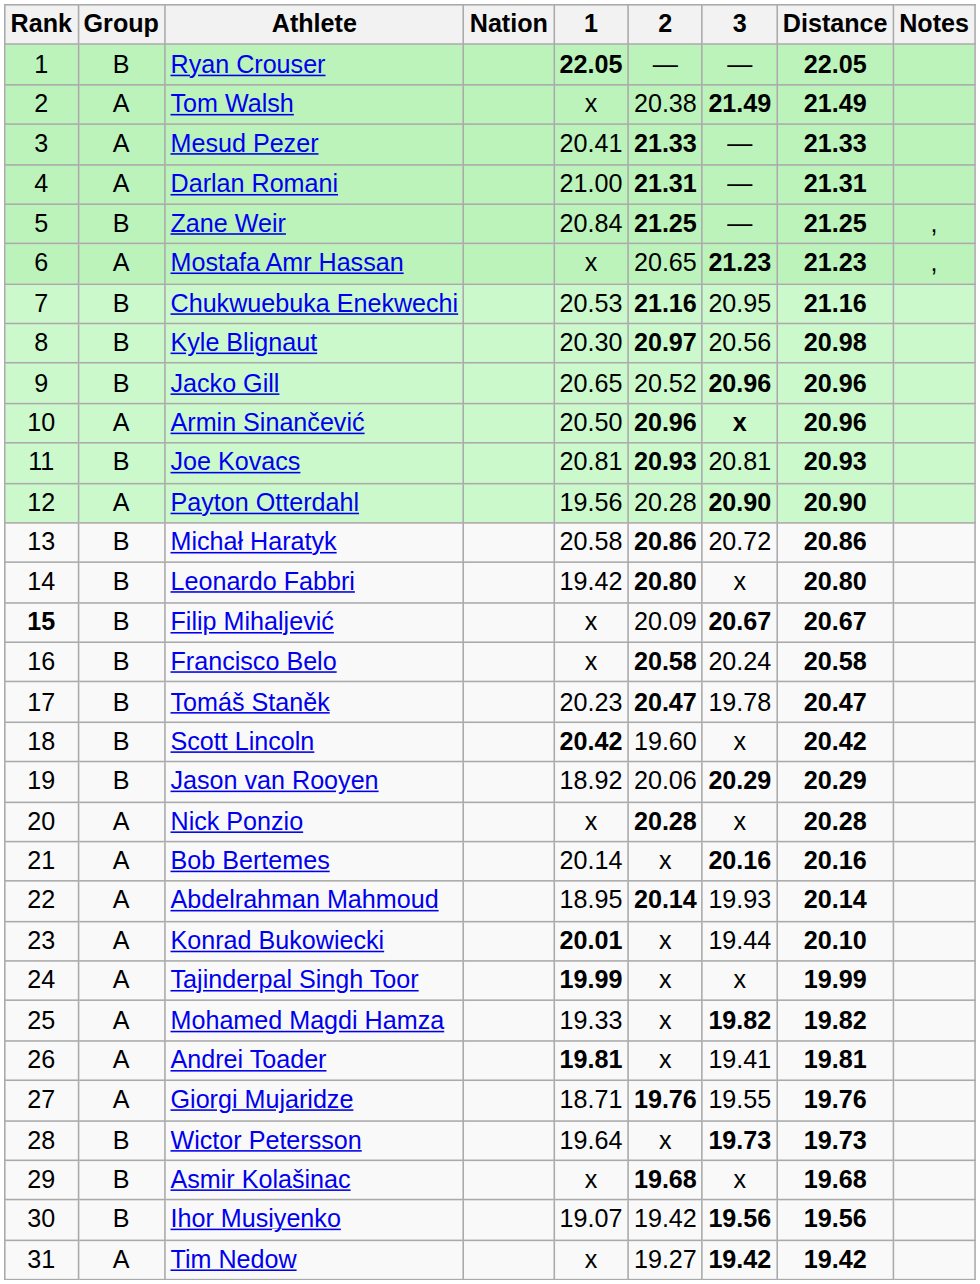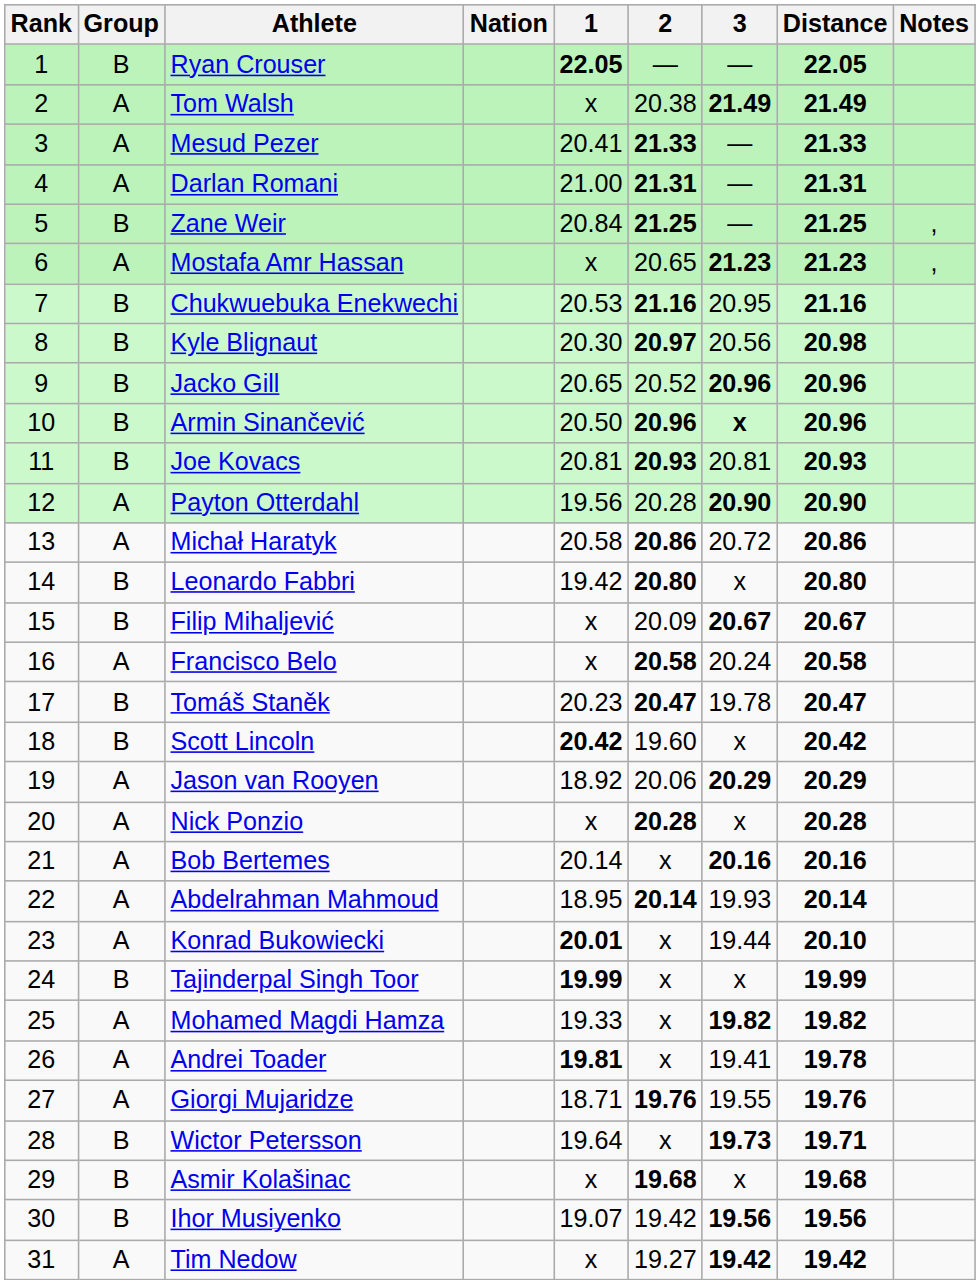(121, 422) A -> (121, 422) B
(121, 542) B -> (121, 542) A
(41, 622) bold -> (41, 622) normal
(121, 661) B -> (121, 661) A
(121, 781) B -> (121, 781) A
(121, 980) A -> (121, 980) B
(835, 1060) 19.81 -> (835, 1060) 19.78
(835, 1139) 19.73 -> (835, 1139) 19.71
